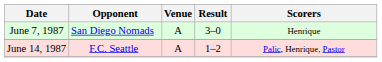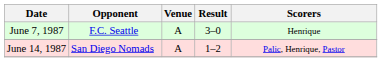(115, 31) San Diego Nomads -> (115, 31) F.C. Seattle
(115, 48) F.C. Seattle -> (115, 48) San Diego Nomads
